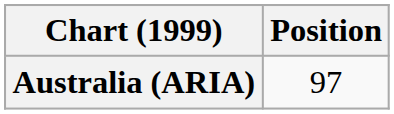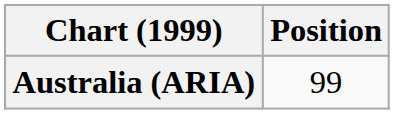(326, 81) 97 -> (326, 81) 99
